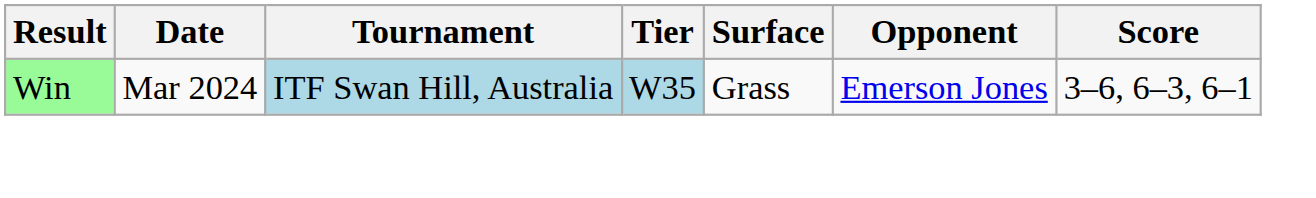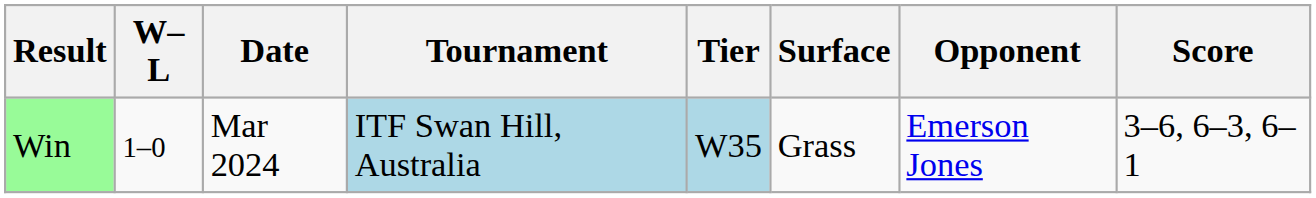+ column: (159, 51)
